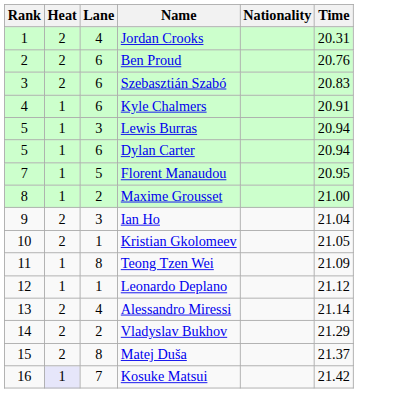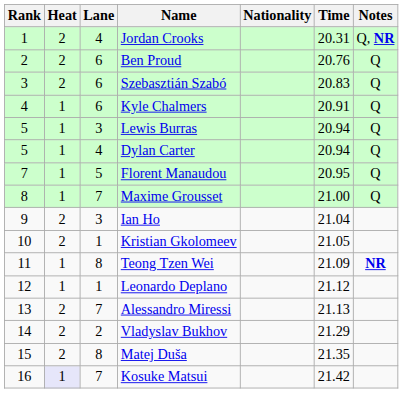+ column: (375, 15)
(99, 151) 6 -> (99, 151) 4
(99, 196) 2 -> (99, 196) 7
(99, 309) 4 -> (99, 309) 7
(334, 309) 21.14 -> (334, 309) 21.13
(334, 354) 21.37 -> (334, 354) 21.35
